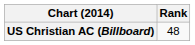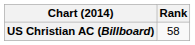(173, 31) 48 -> (173, 31) 58
